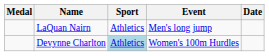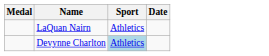- column: (194, 12)
